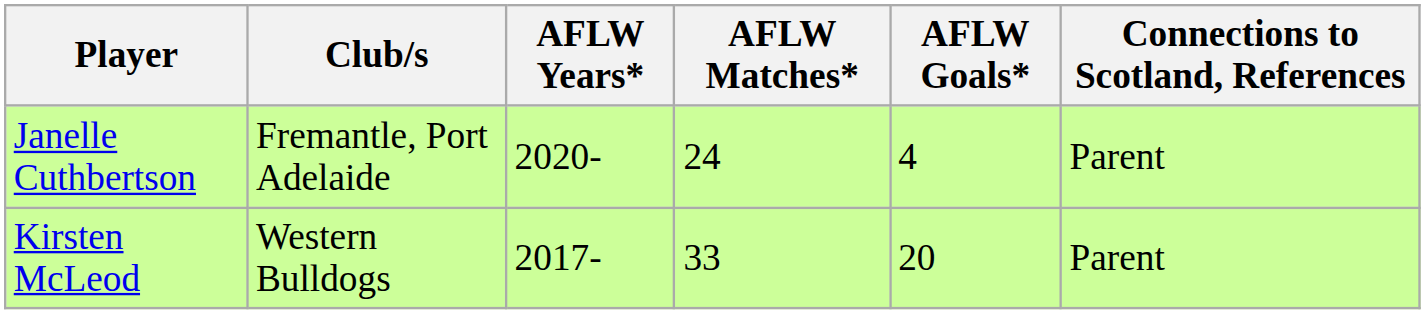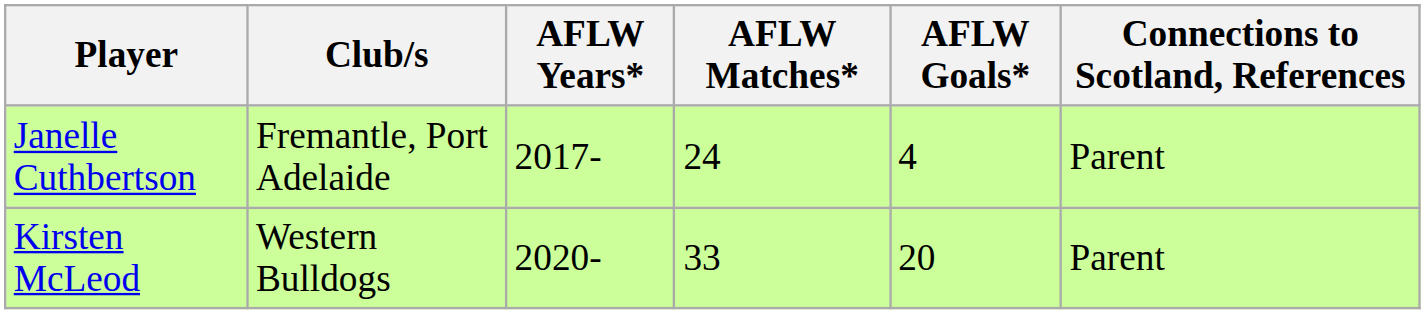(558, 156) 2020- -> (558, 156) 2017-
(558, 257) 2017- -> (558, 257) 2020-
